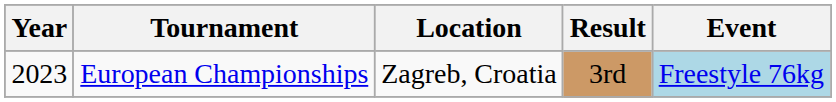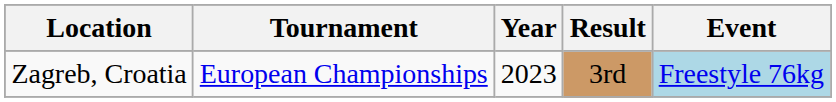columns swapped: (39, 27) <-> (469, 27)
